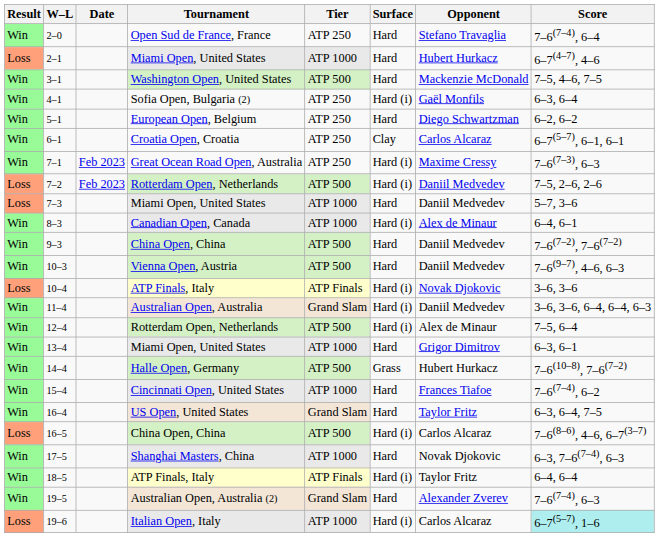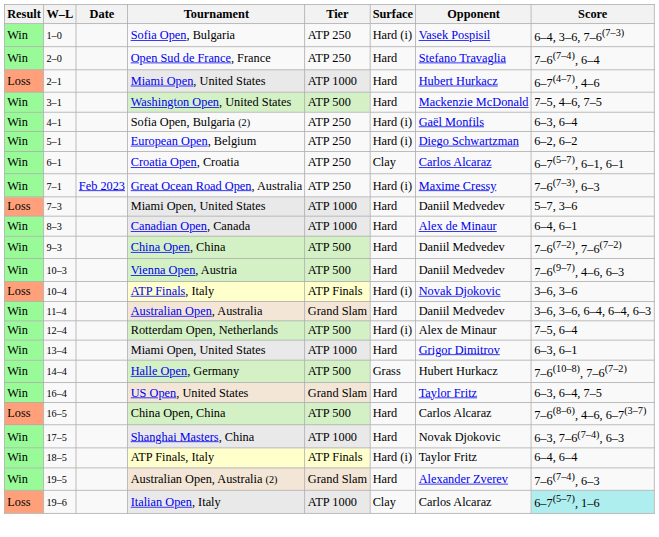+ row: (54, 36)
(385, 118) Hard -> (392, 141) Hard (i)
- row: (54, 184)
(392, 222) Hard (i) -> (385, 226) Hard
(392, 307) Hard (i) -> (385, 311) Hard
- row: (57, 391)
(392, 433) Hard (i) -> (385, 413) Hard
(392, 521) Hard (i) -> (384, 501) Clay
